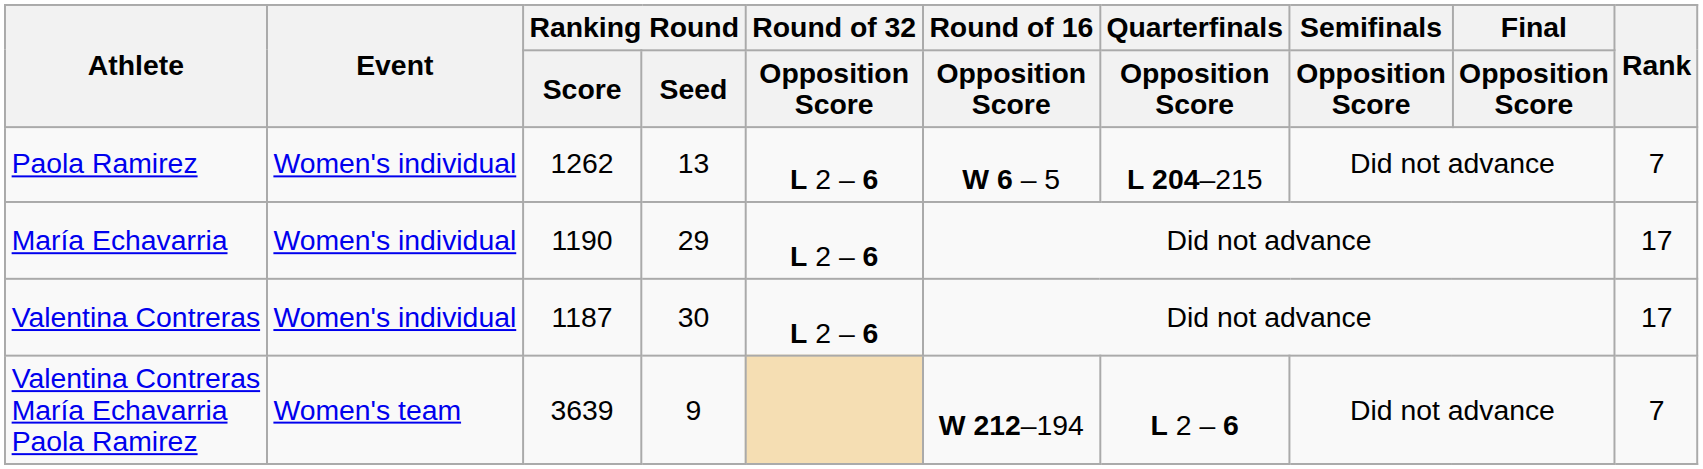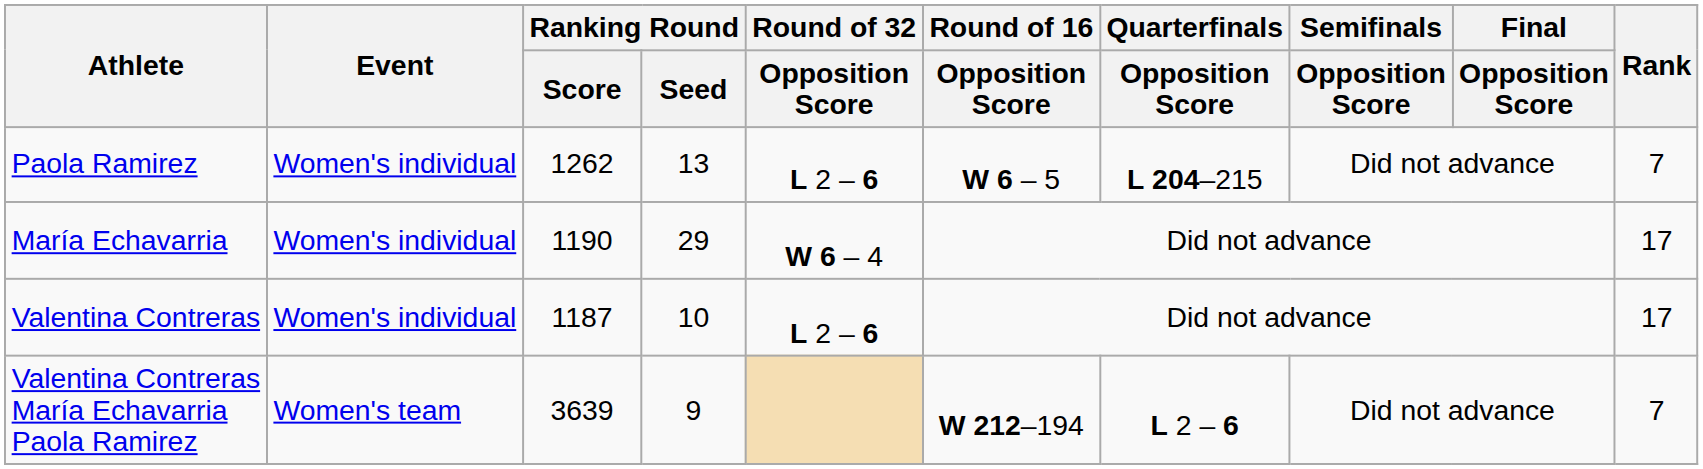(834, 257) L 2 – 6 -> (834, 257) W 6 – 4
(693, 317) 30 -> (693, 317) 10
